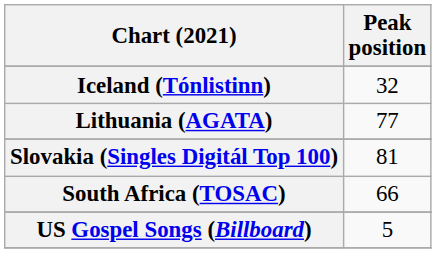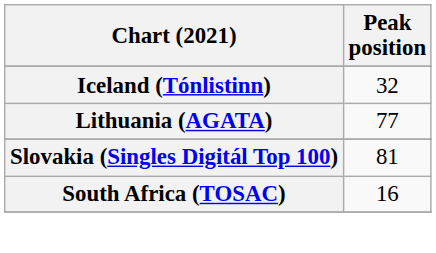(387, 193) 66 -> (387, 193) 16
- row: (174, 229)
